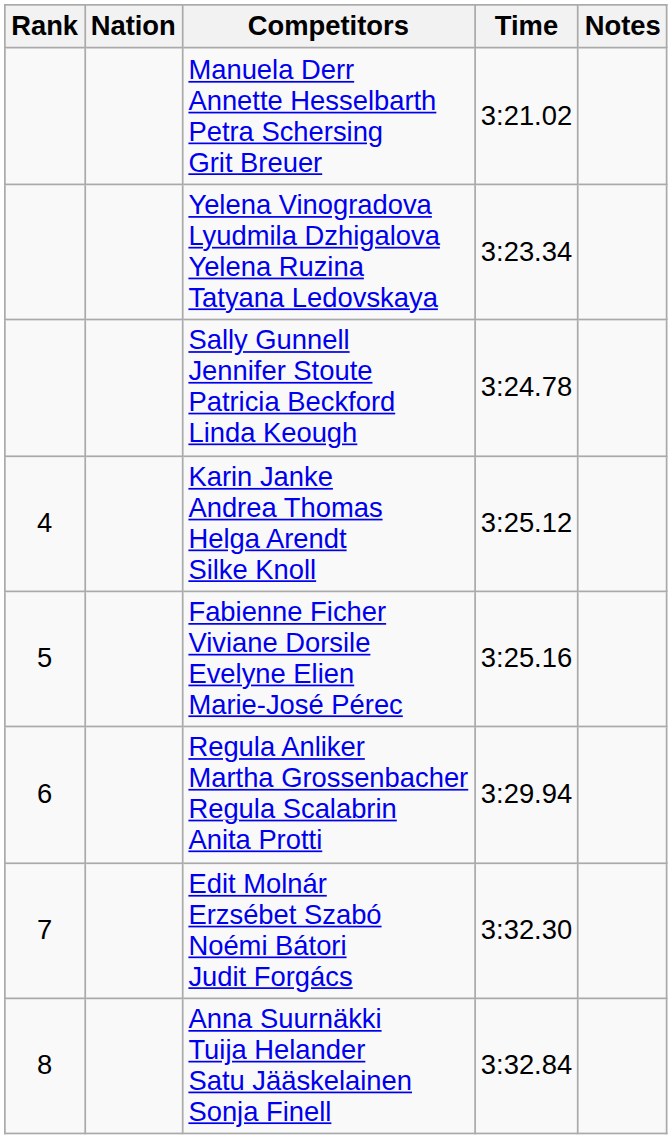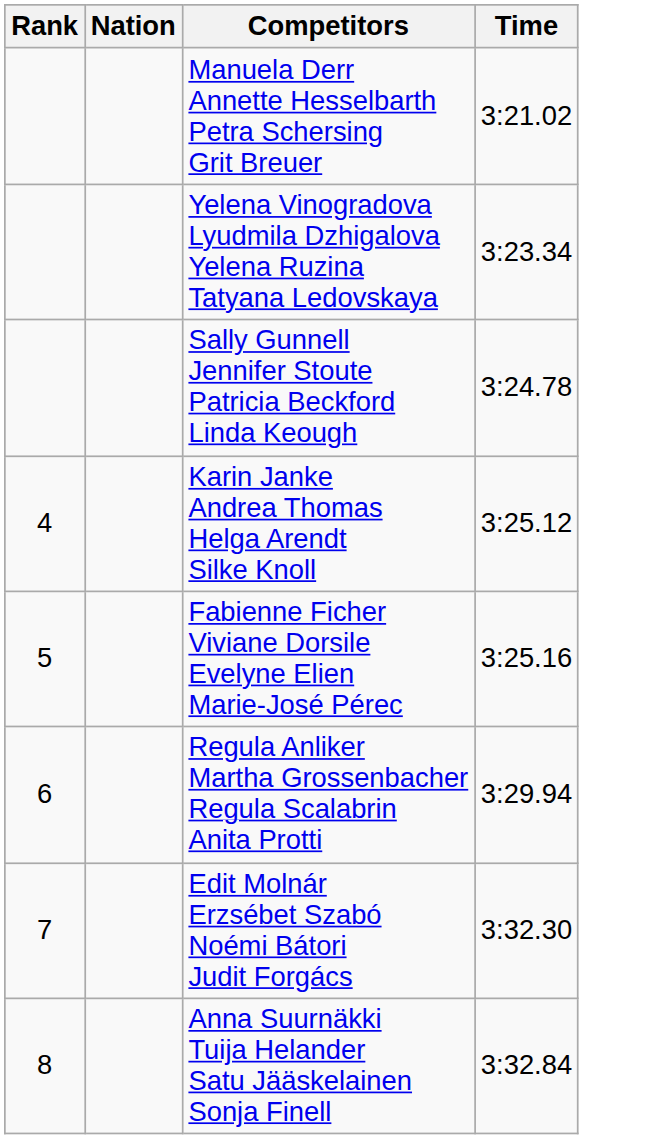- column: (623, 26)
